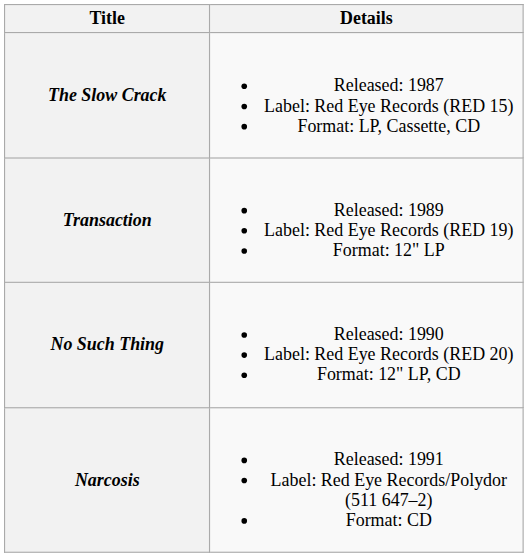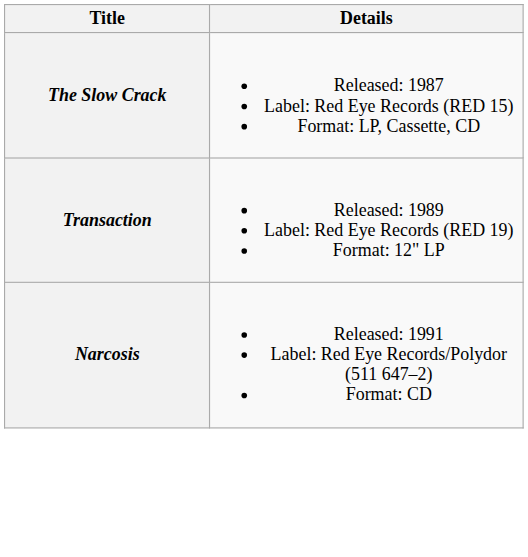- row: (107, 344)
